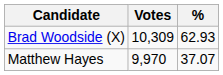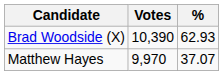(153, 37) 10,309 -> (153, 37) 10,390
